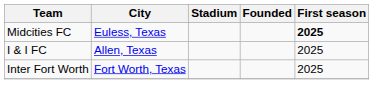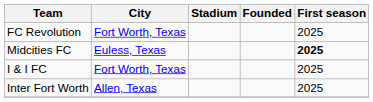+ row: (44, 32)
(125, 50) Allen, Texas -> (140, 69) Fort Worth, Texas
(140, 69) Fort Worth, Texas -> (125, 87) Allen, Texas
